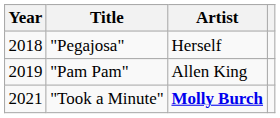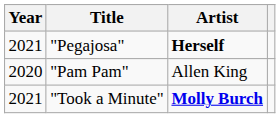(25, 44) 2018 -> (25, 44) 2021
(196, 44) normal -> (198, 44) bold
(25, 71) 2019 -> (25, 71) 2020
